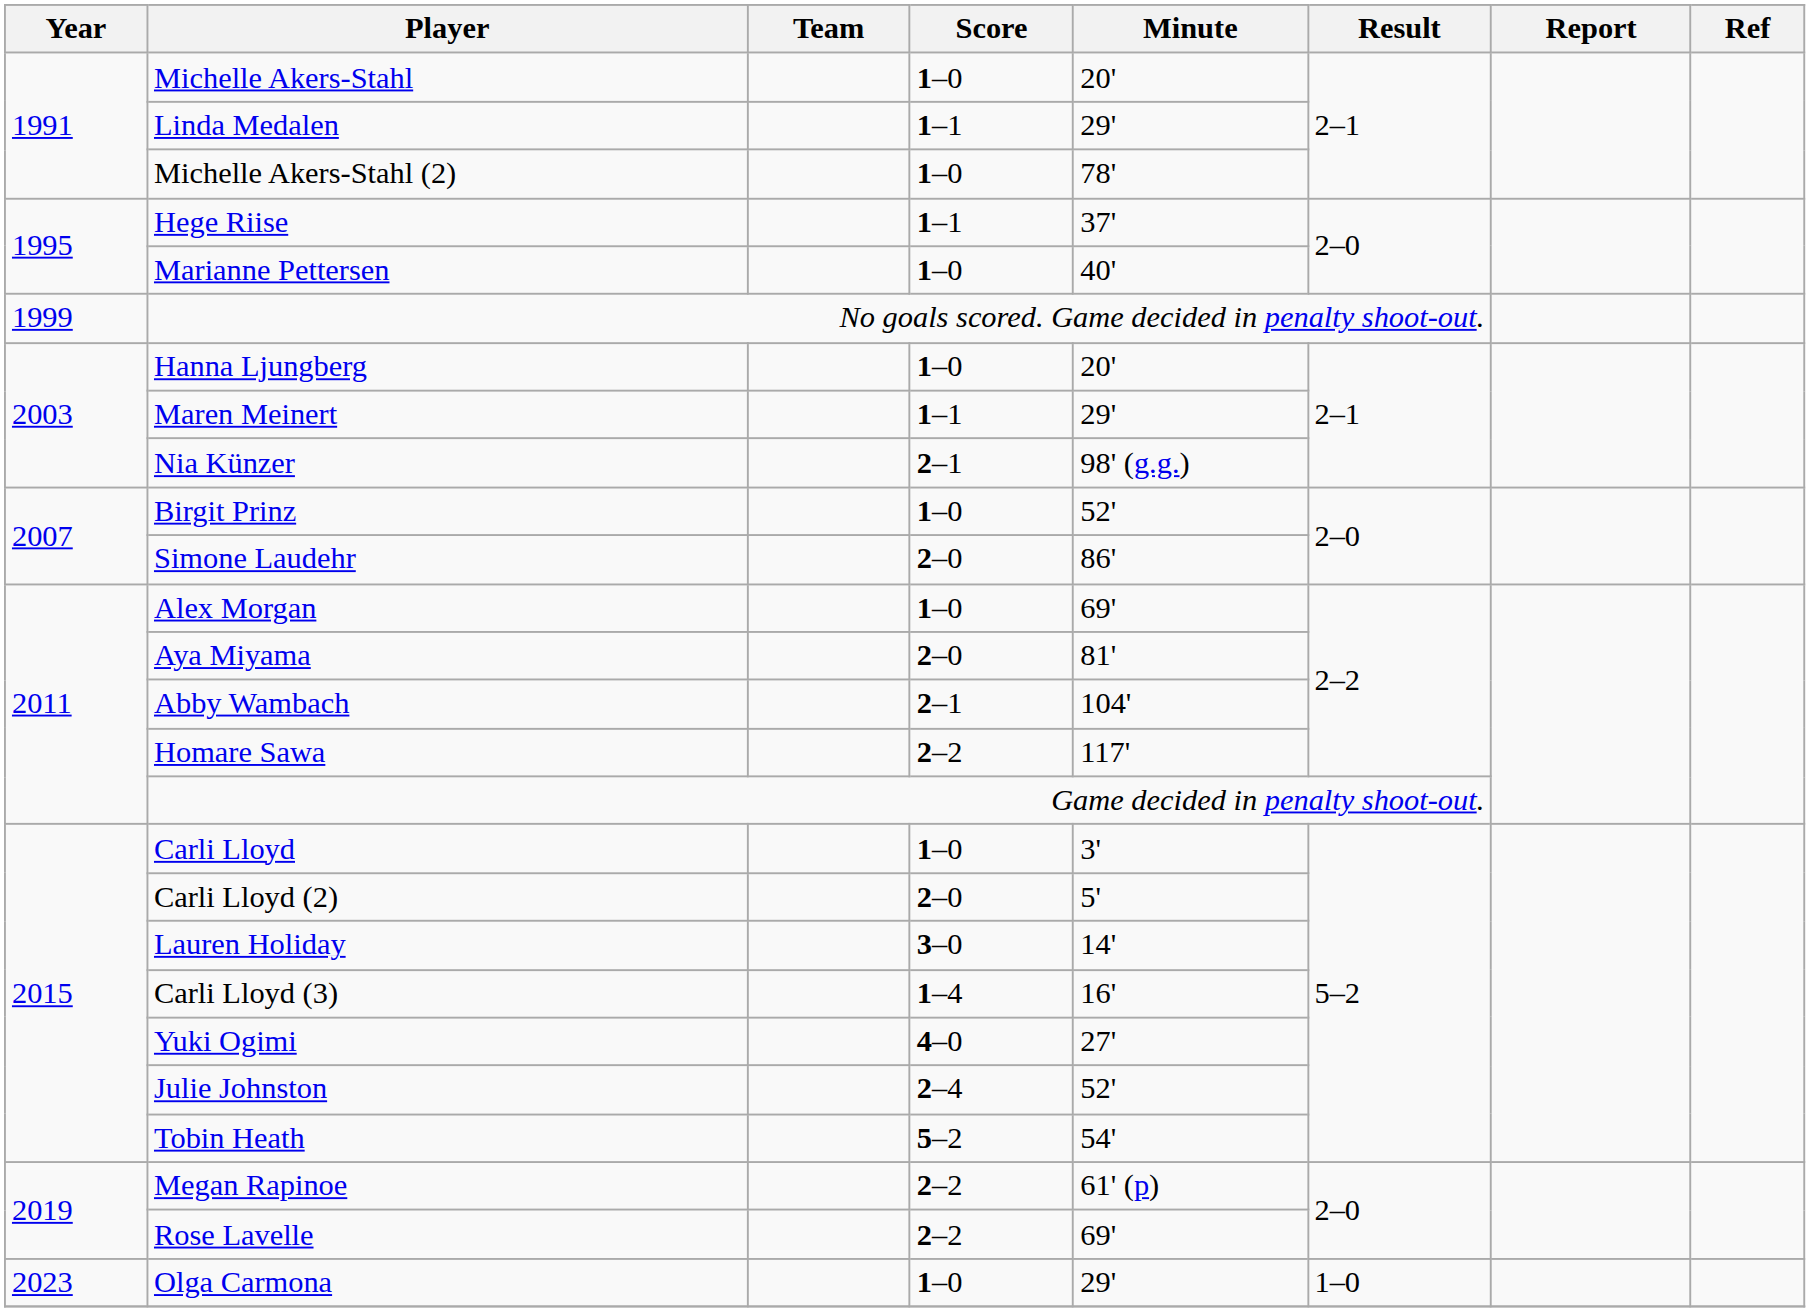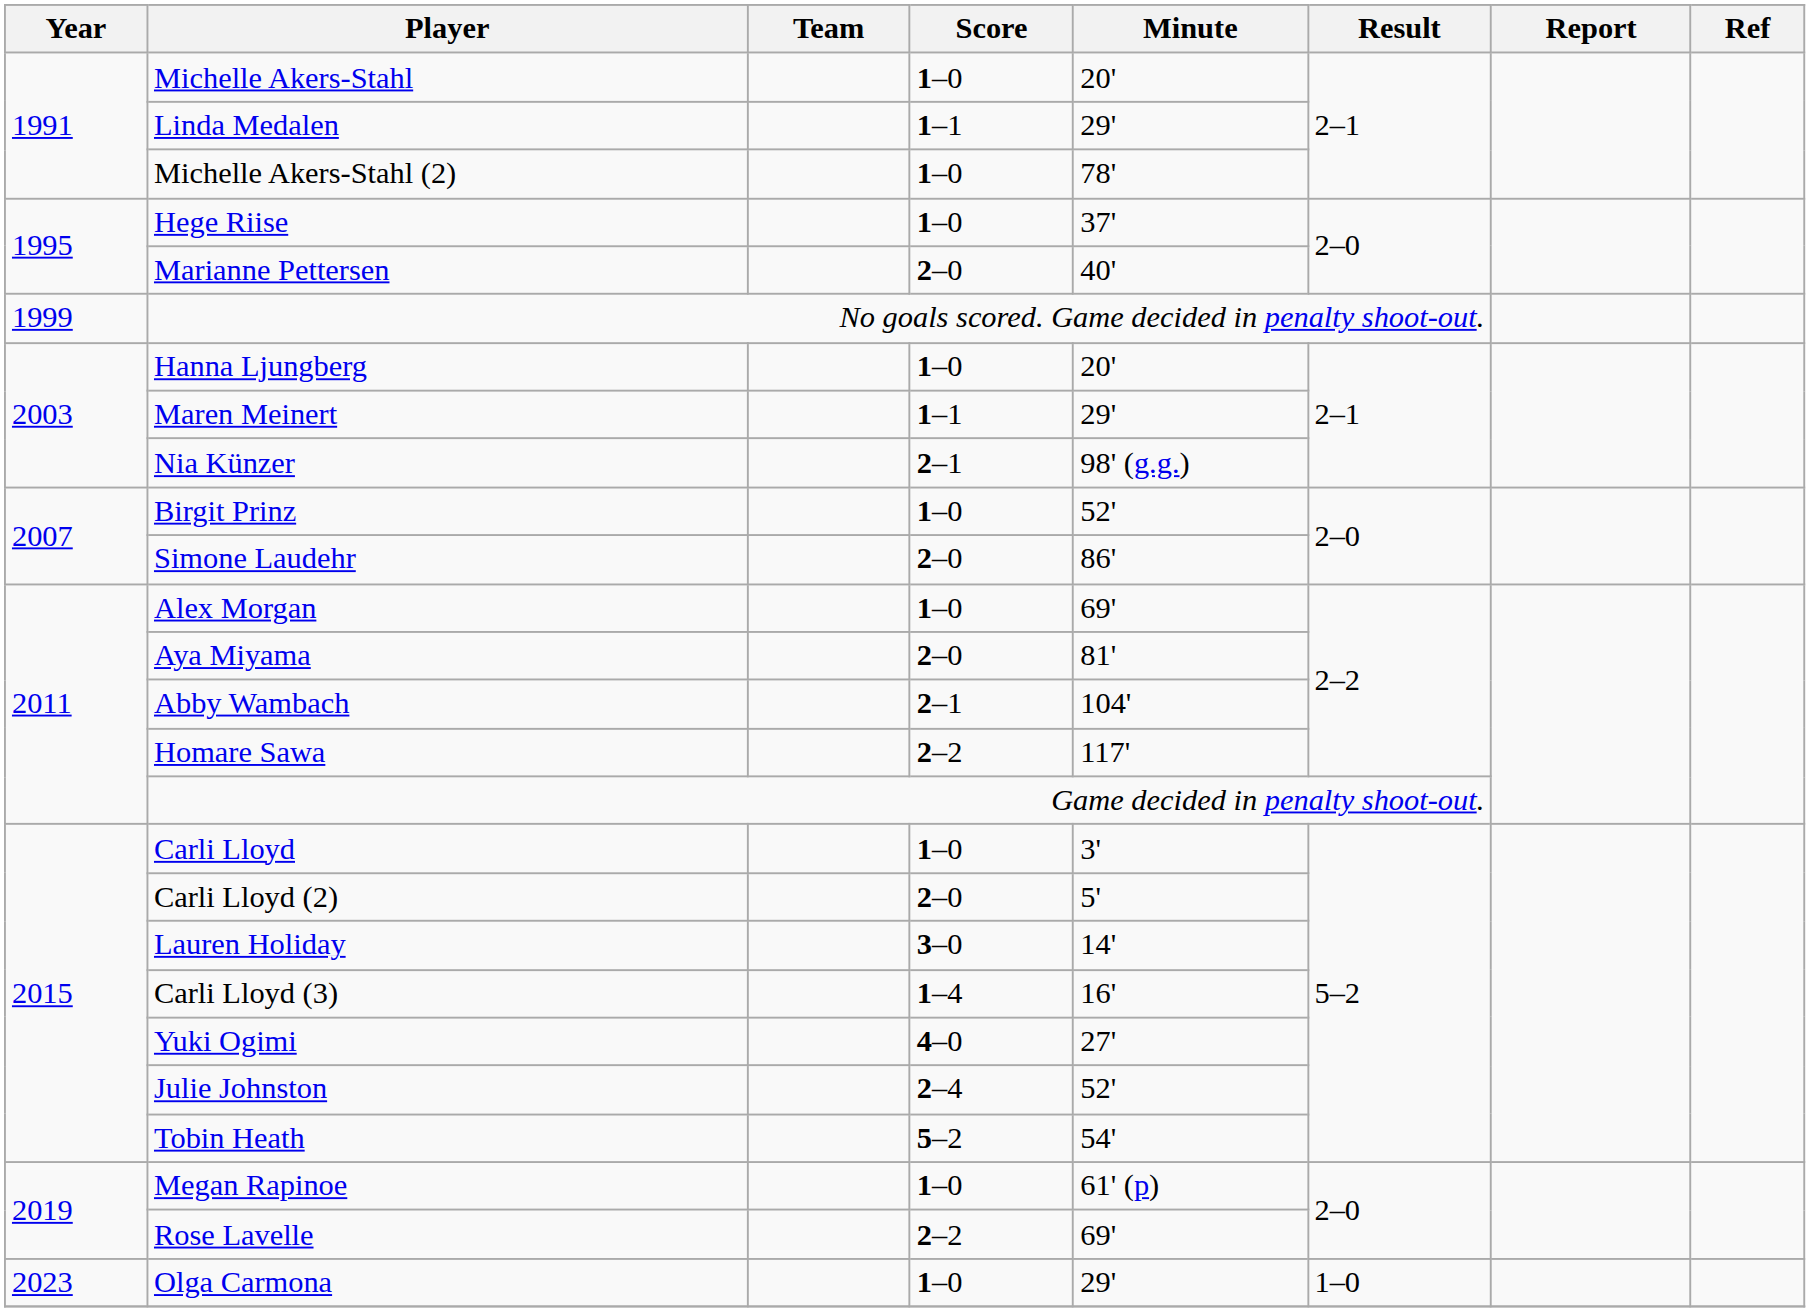(940, 221) 1–1 -> (940, 221) 1–0
(940, 269) 1–0 -> (940, 269) 2–0
(940, 1185) 2–2 -> (940, 1185) 1–0
